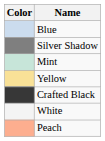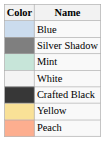rows swapped: (52, 78) <-> (50, 111)
